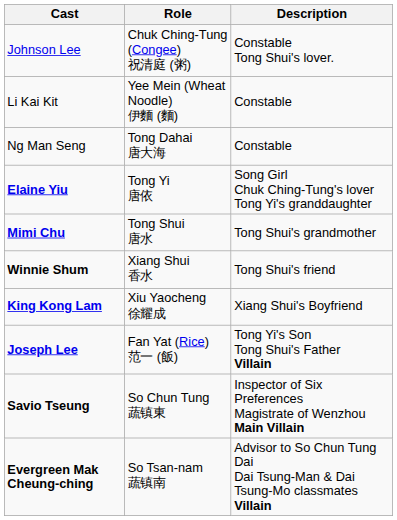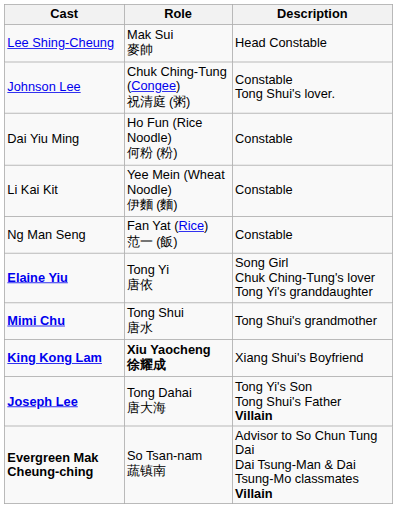+ row: (61, 43)
+ row: (43, 139)
(160, 145) Tong Dahai 唐大海 -> (168, 234) Fan Yat (Rice) 范一 (飯)
- row: (48, 269)
(167, 305) normal -> (169, 357) bold
(168, 349) Fan Yat (Rice) 范一 (飯) -> (159, 400) Tong Dahai 唐大海
- row: (48, 406)
